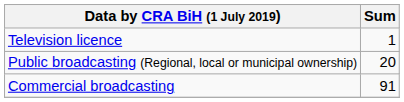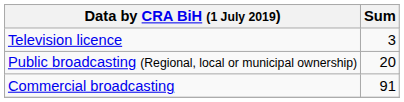(392, 40) 1 -> (392, 40) 3
